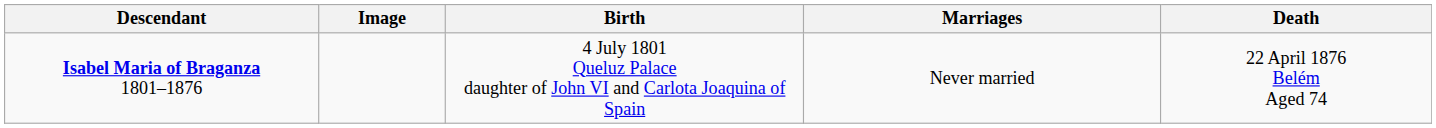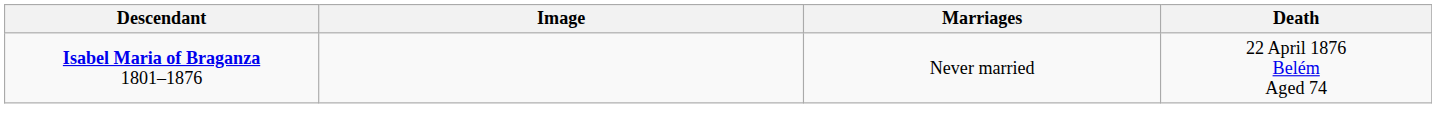- column: (625, 18)
